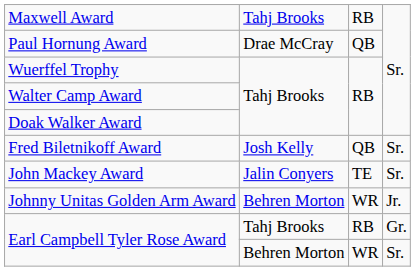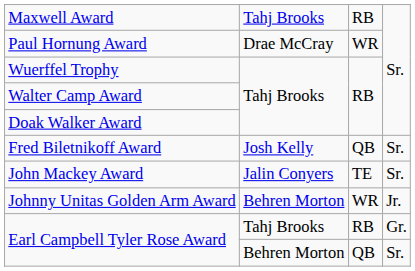(363, 43) QB -> (365, 43) WR
(365, 252) WR -> (363, 252) QB
